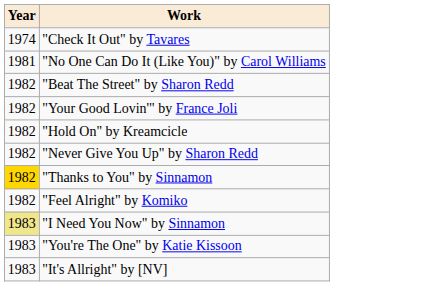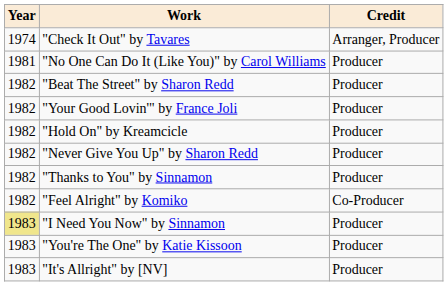+ column: (386, 16)
(22, 177) gold background -> (22, 177) no background
